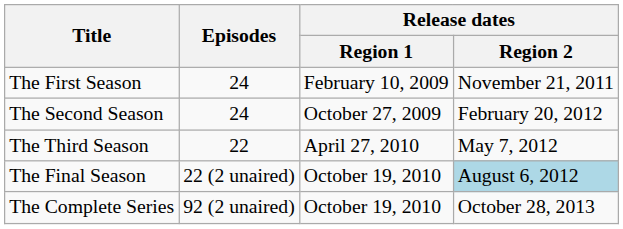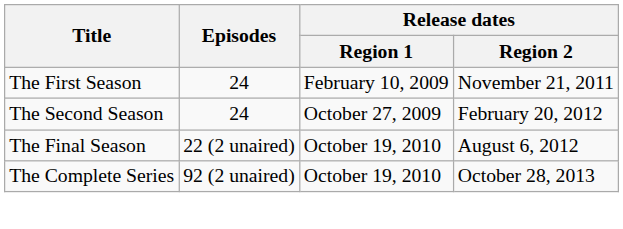- row: (79, 144)
(518, 176) lightblue background -> (518, 144) no background
